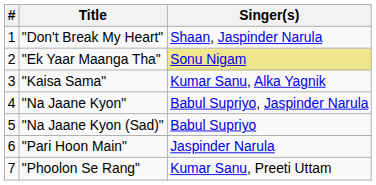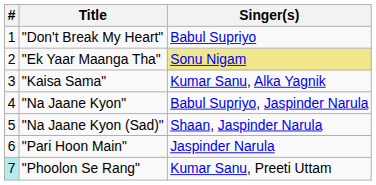(246, 37) Shaan, Jaspinder Narula -> (213, 37) Babul Supriyo
(213, 125) Babul Supriyo -> (246, 125) Shaan, Jaspinder Narula
(12, 169) no background -> (12, 169) paleturquoise background
